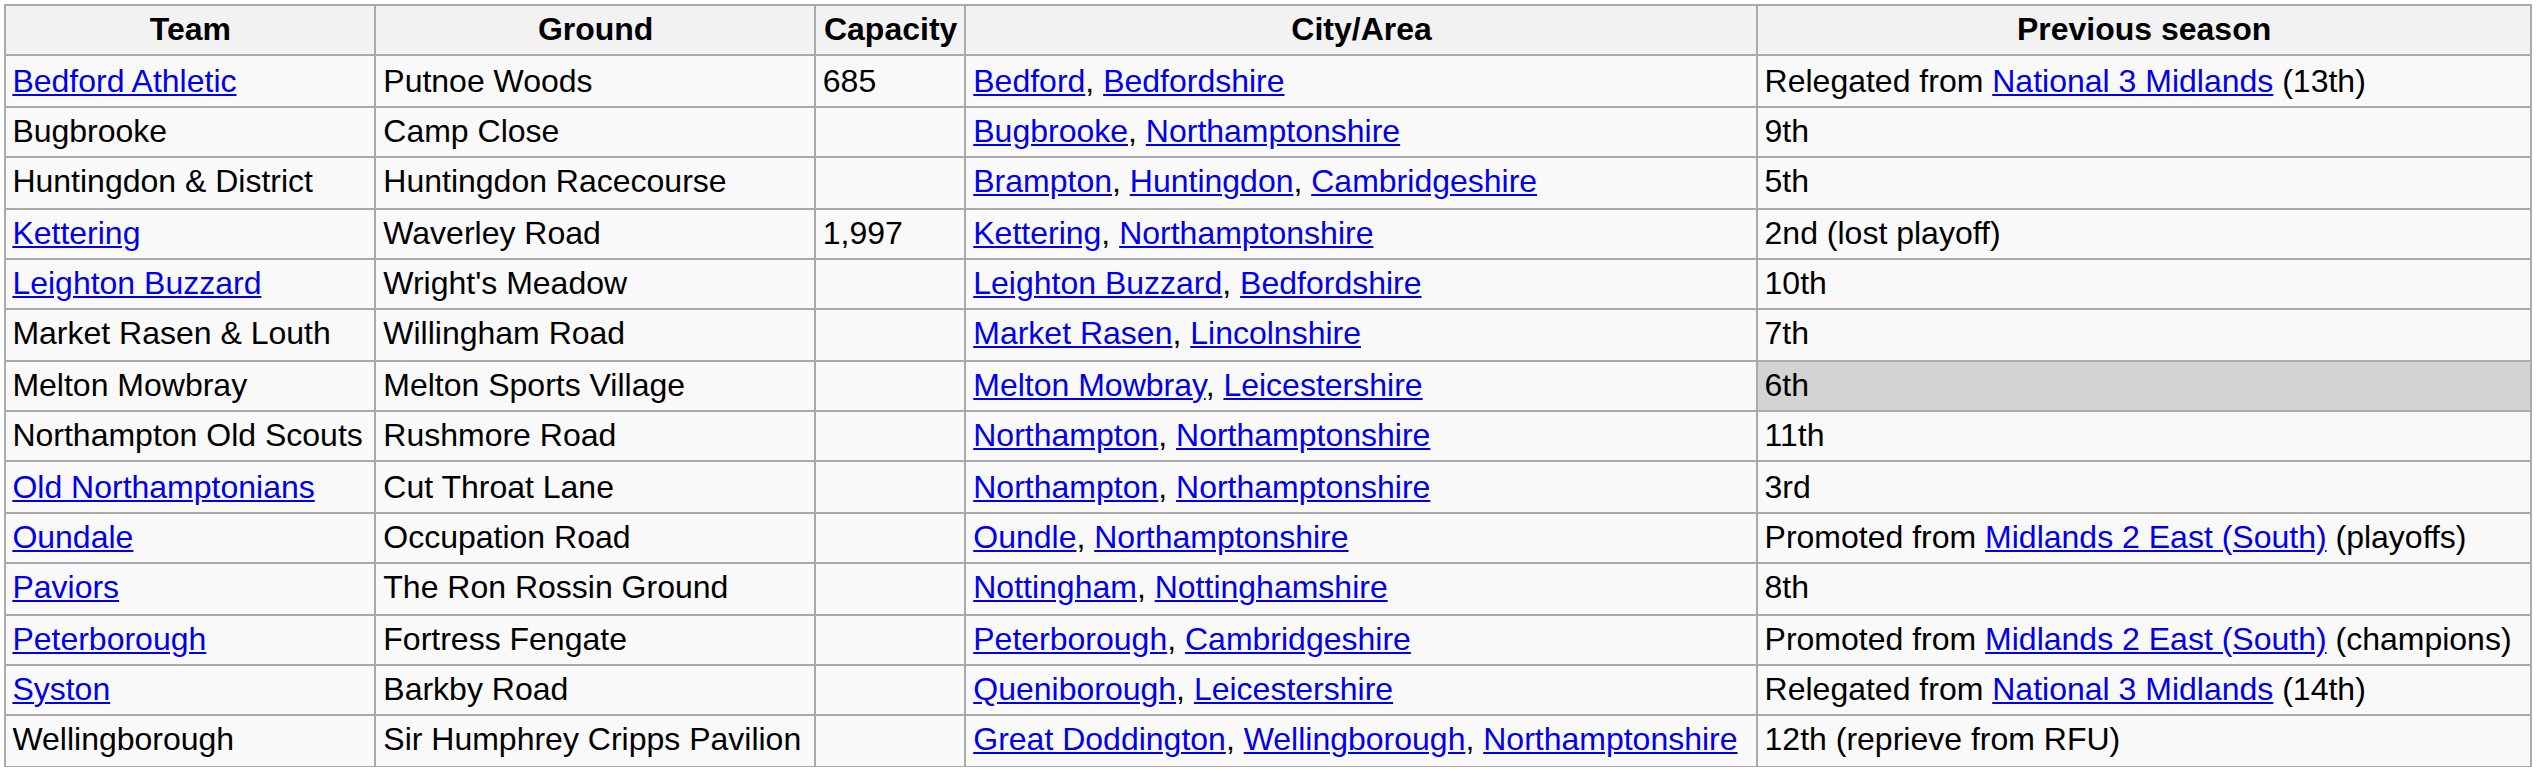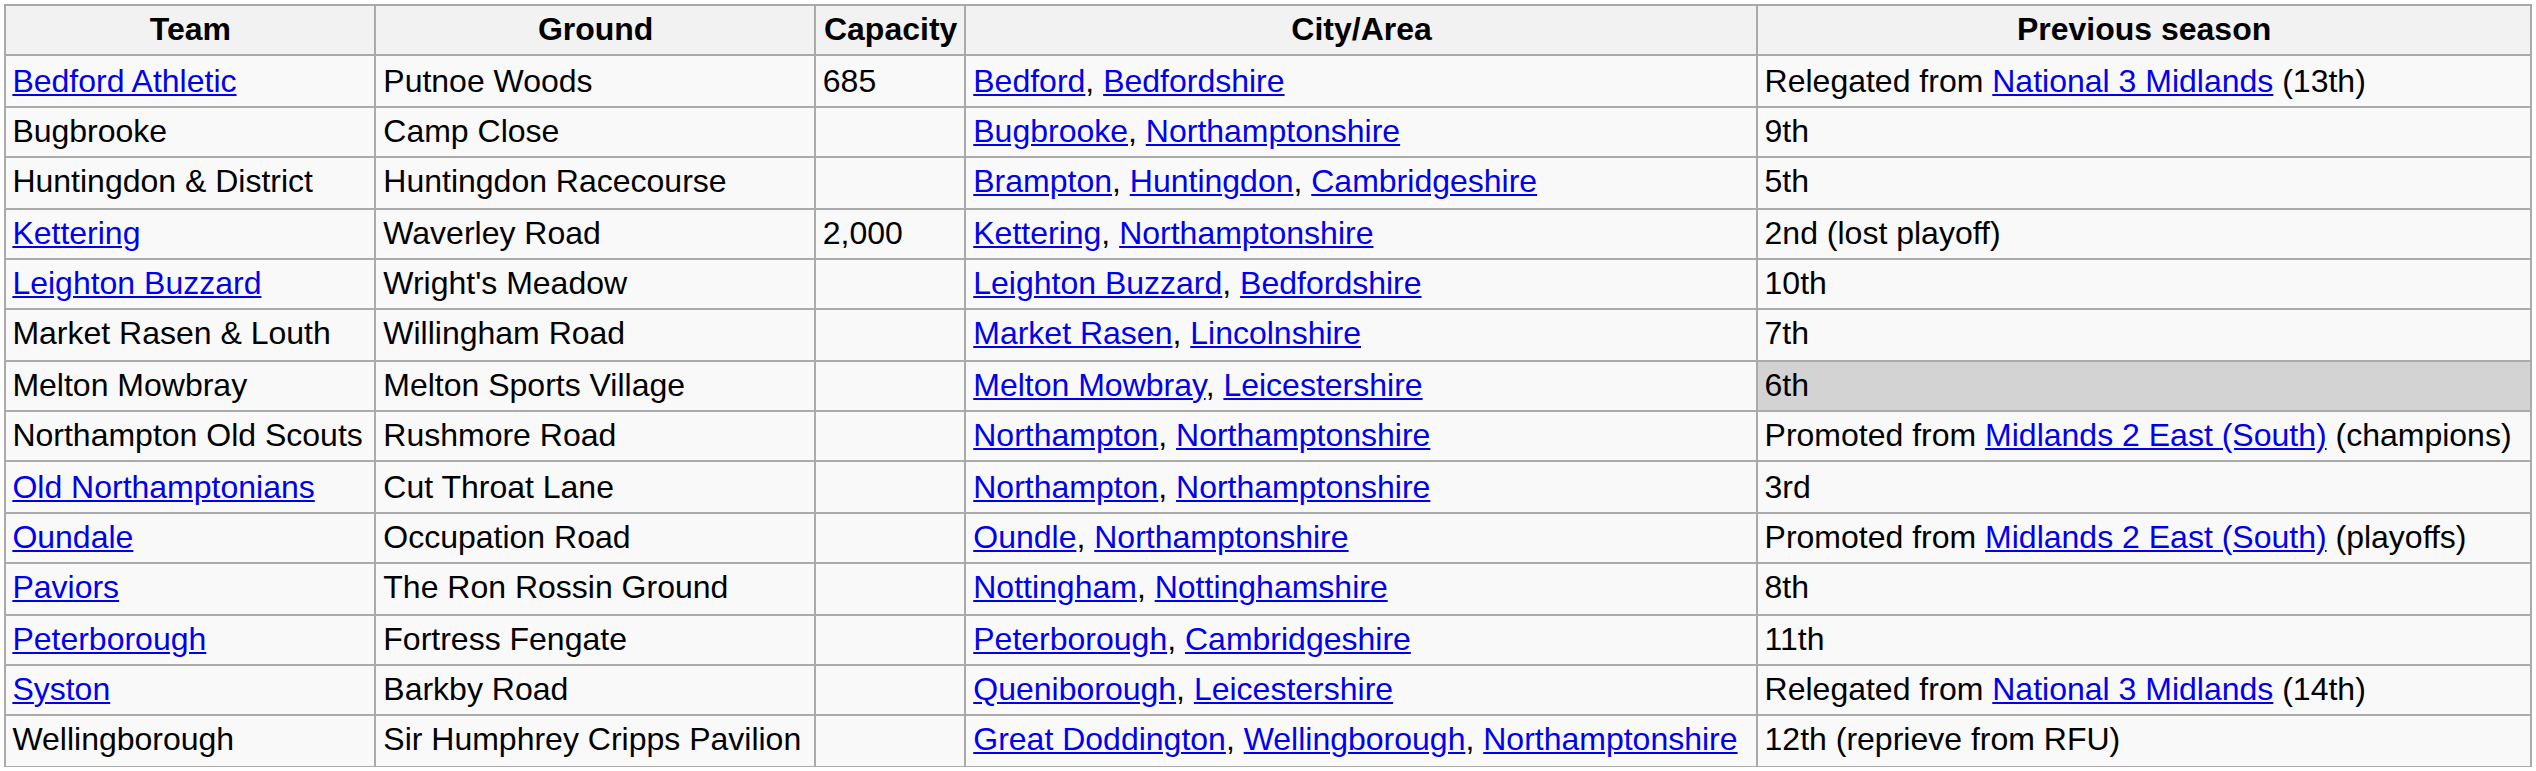(863, 232) 1,997 -> (863, 232) 2,000
(1795, 435) 11th -> (2138, 435) Promoted from Midlands 2 East (South) (champions)
(2138, 638) Promoted from Midlands 2 East (South) (champions) -> (1795, 638) 11th
